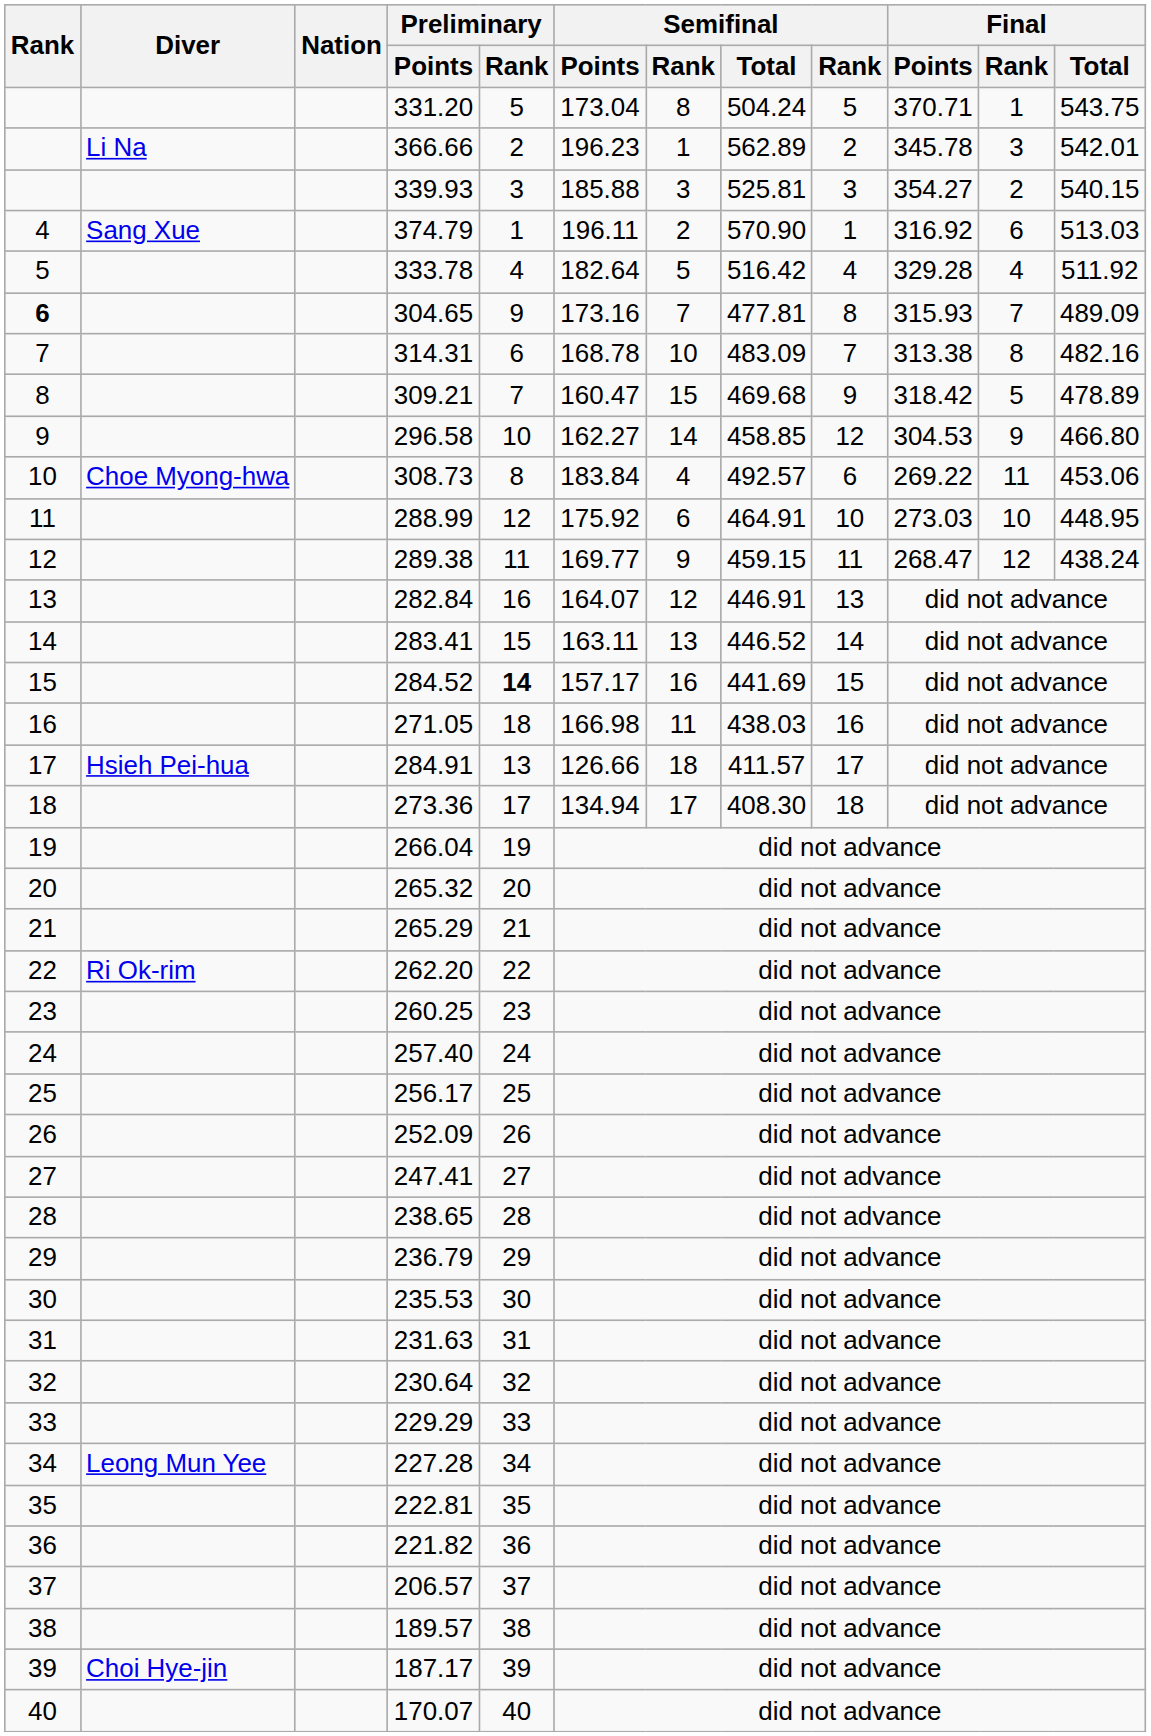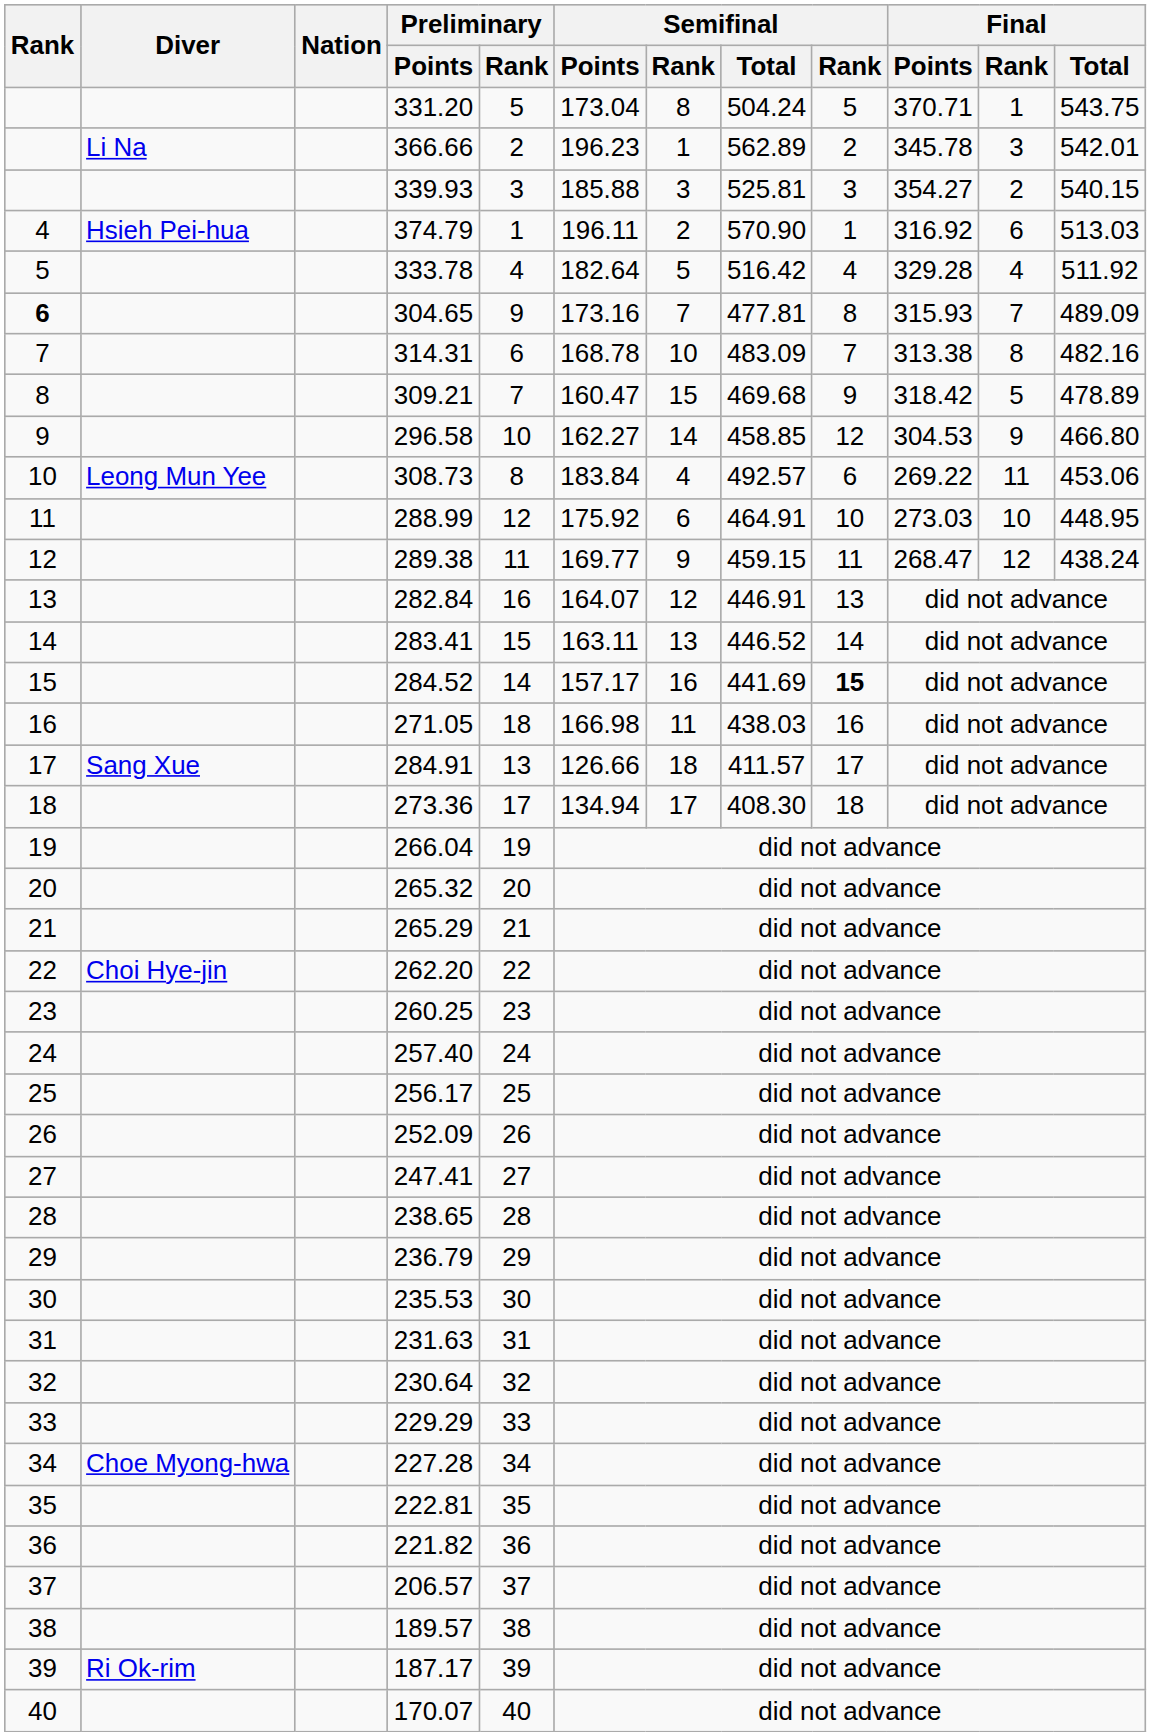(143, 230) Sang Xue -> (168, 230) Hsieh Pei-hua
(188, 477) Choe Myong-hwa -> (176, 477) Leong Mun Yee
(517, 682) bold -> (517, 682) normal
(850, 682) normal -> (850, 682) bold
(168, 764) Hsieh Pei-hua -> (143, 764) Sang Xue
(141, 970) Ri Ok-rim -> (157, 970) Choi Hye-jin
(176, 1463) Leong Mun Yee -> (188, 1463) Choe Myong-hwa
(157, 1669) Choi Hye-jin -> (141, 1669) Ri Ok-rim
